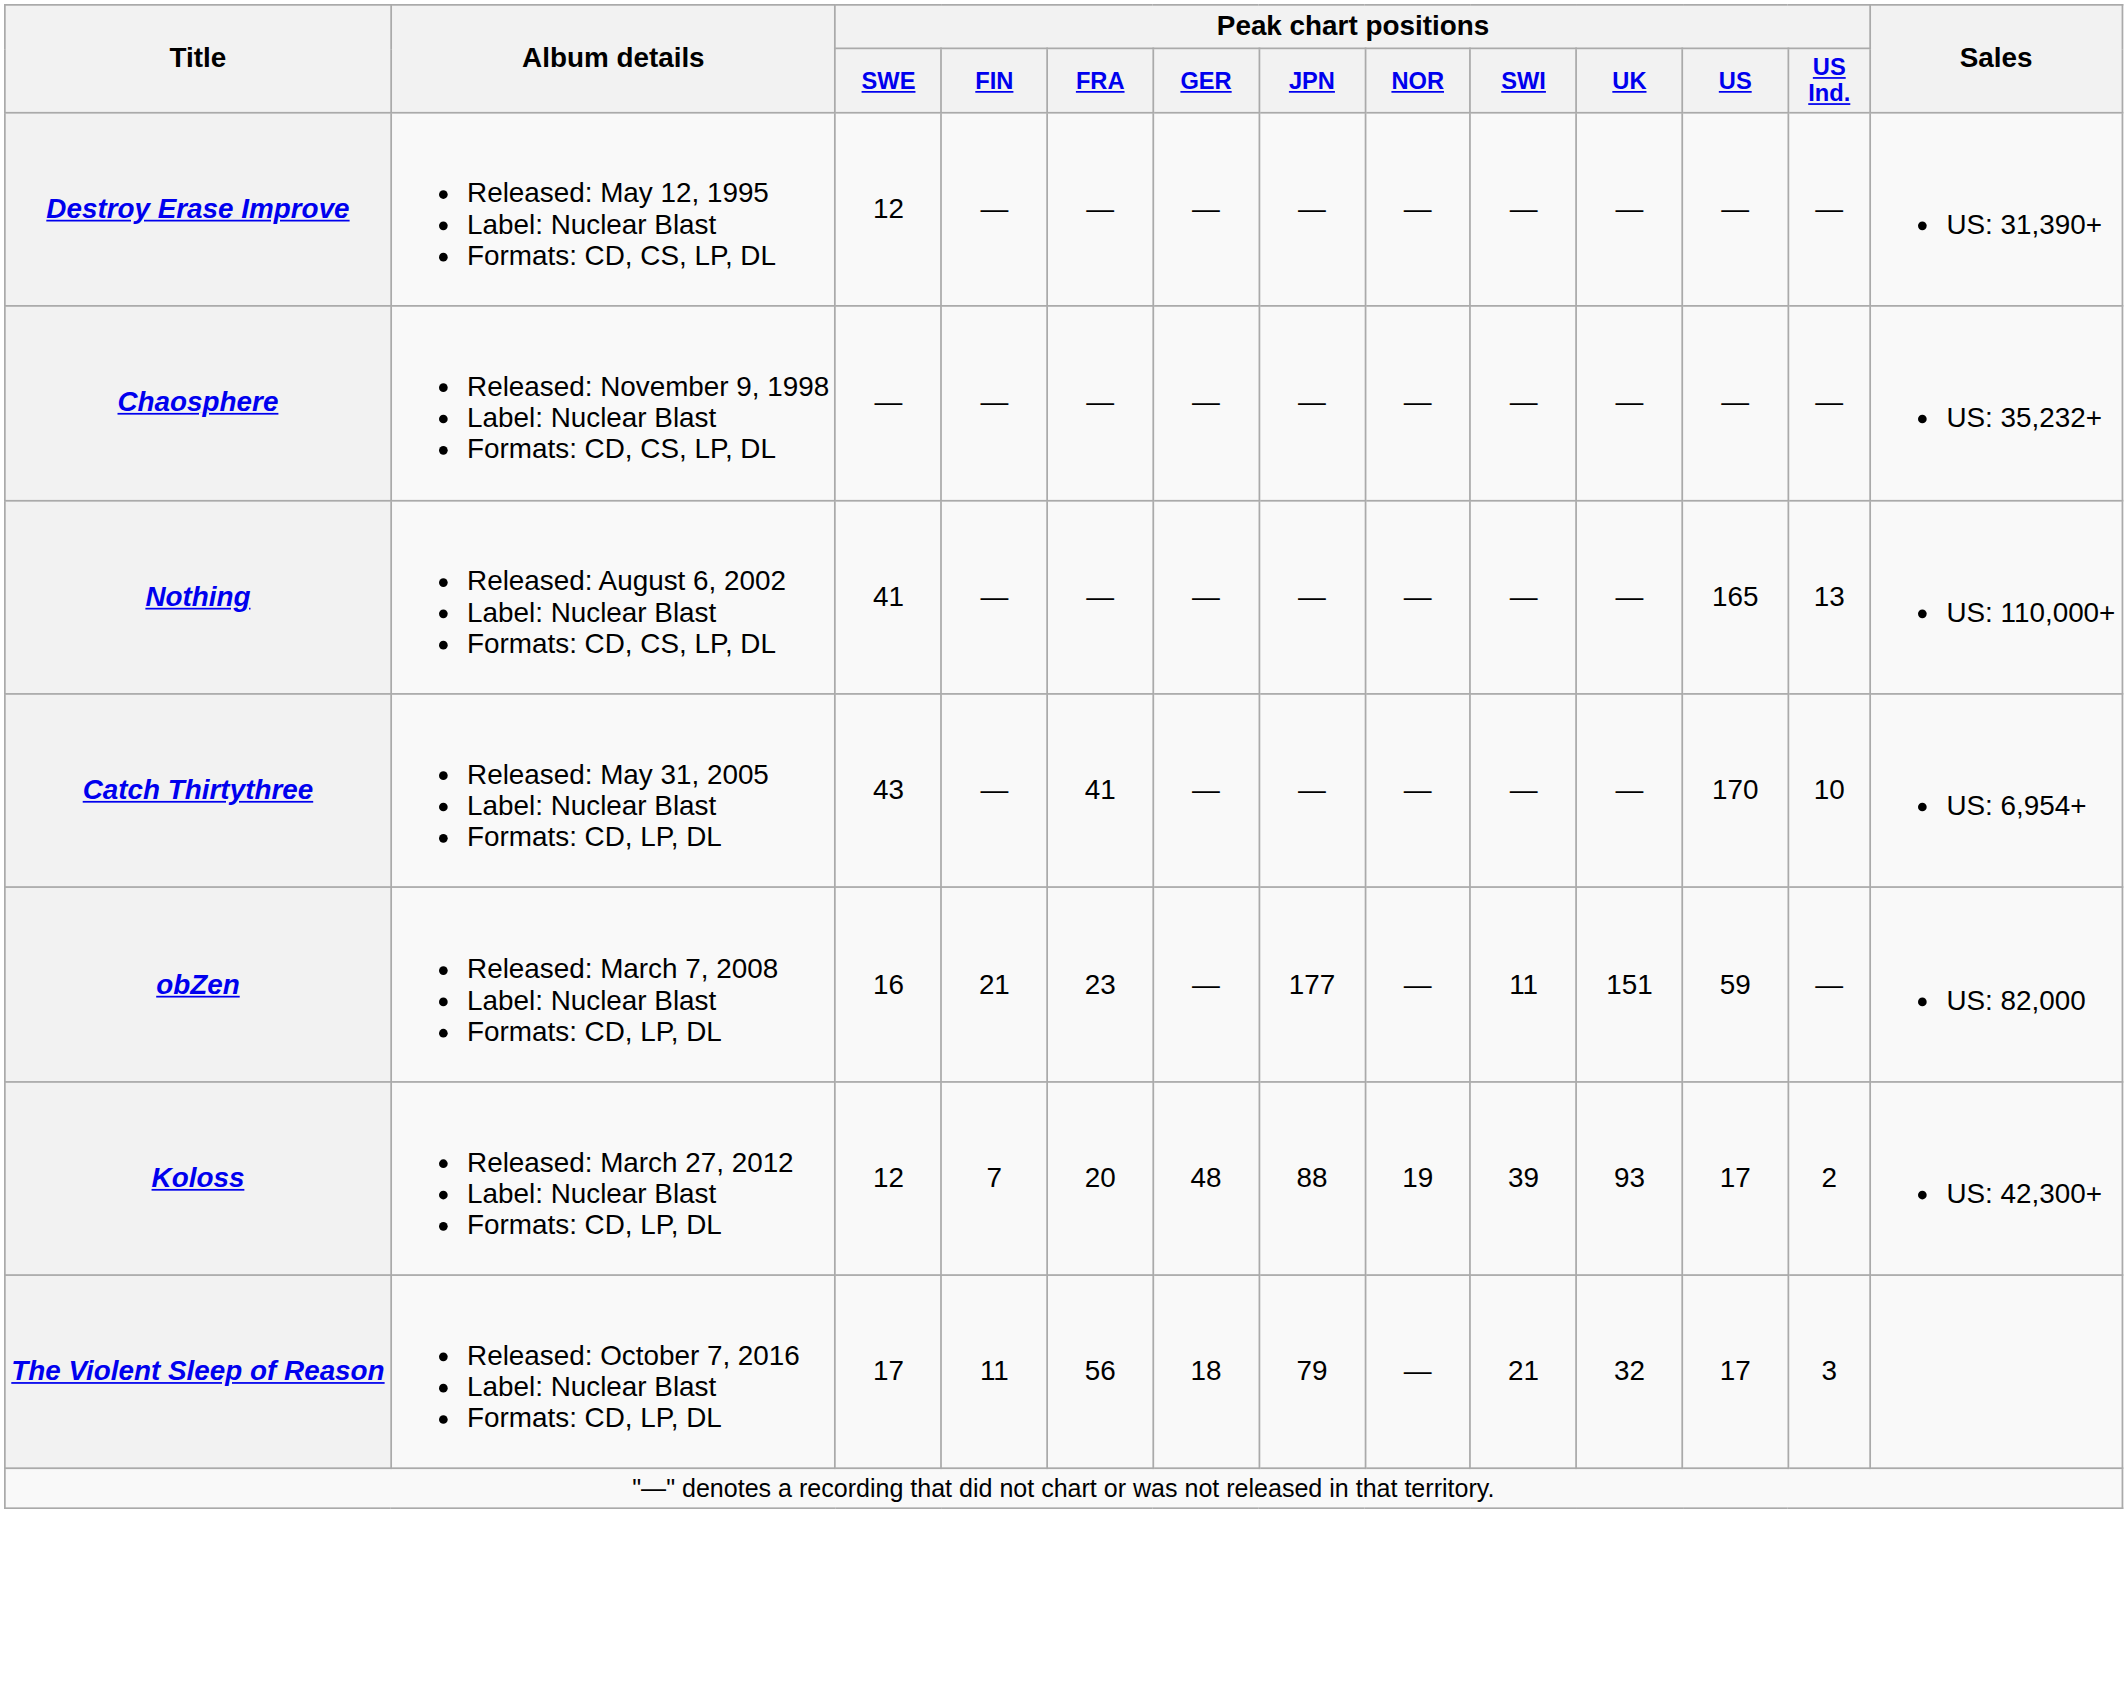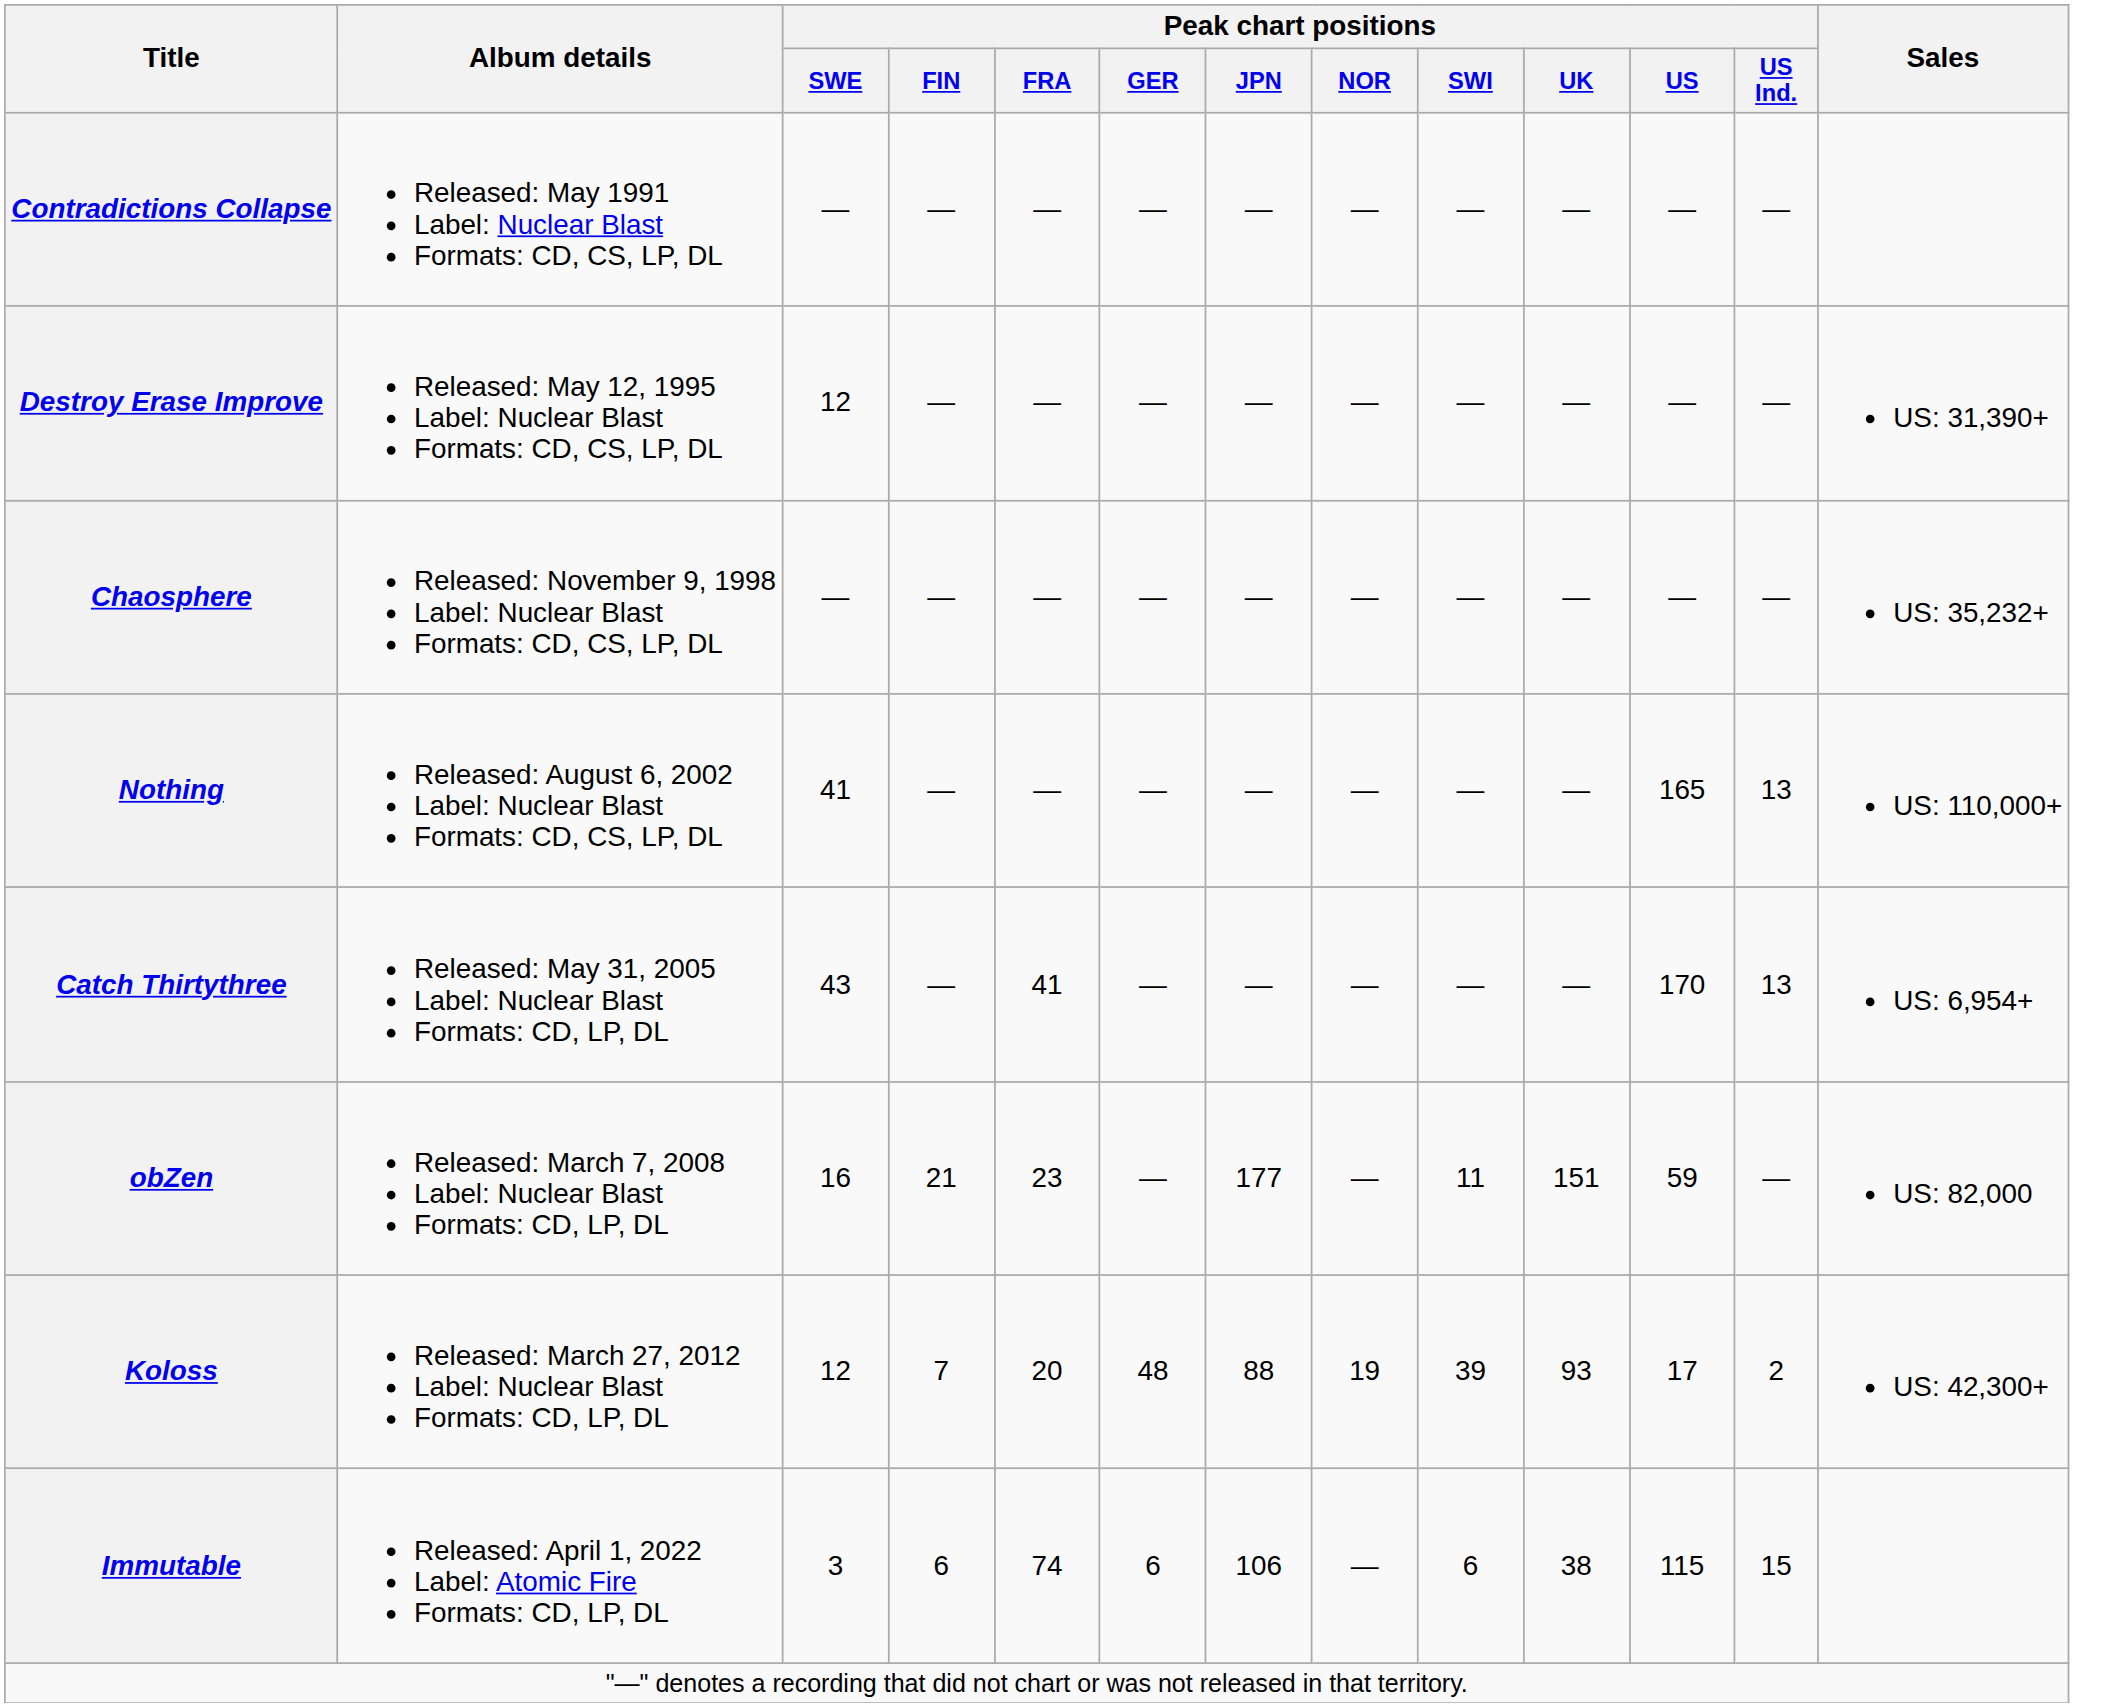+ row: (171, 208)
(1829, 790) 10 -> (1776, 984) 13
- row: (198, 1371)
+ row: (171, 1565)
